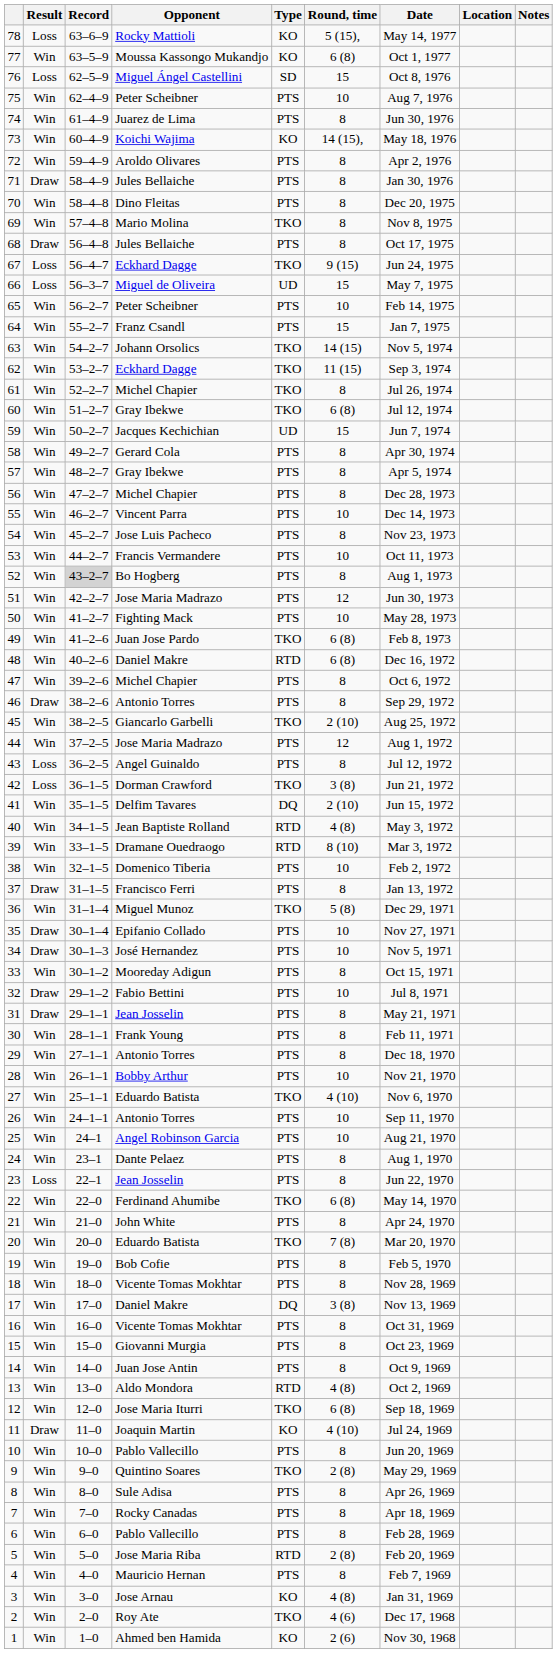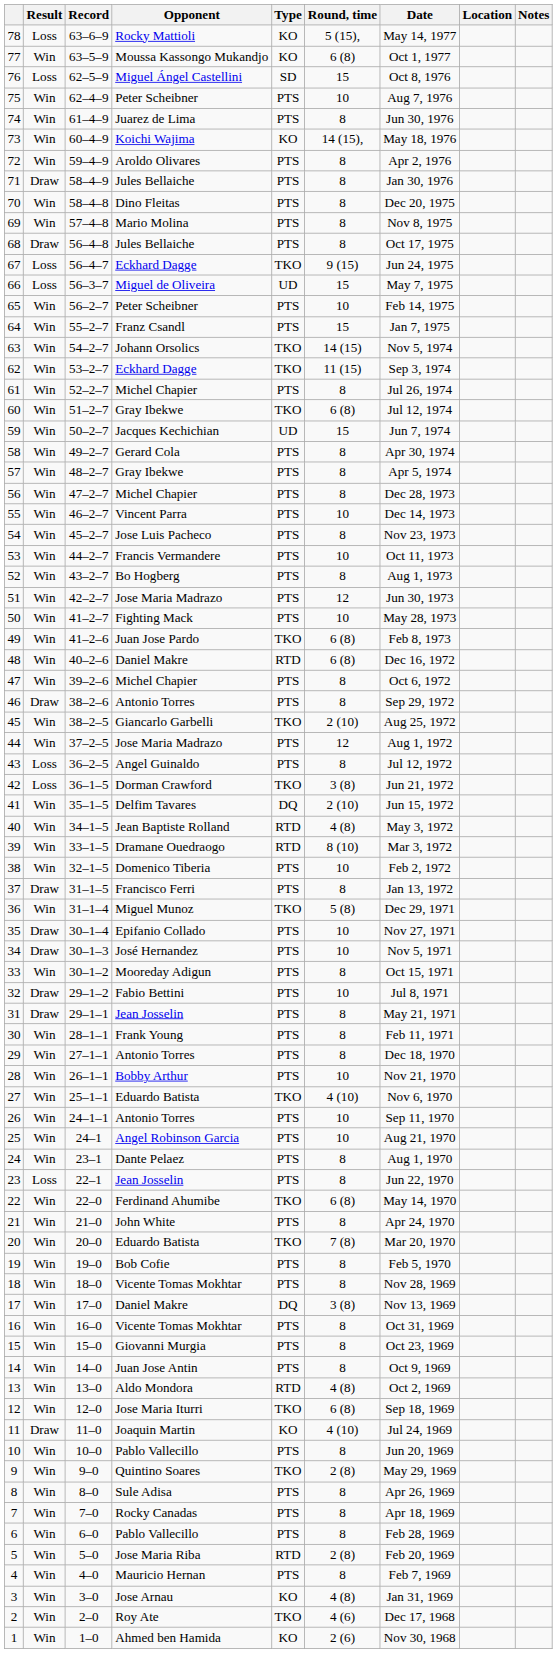(288, 222) TKO -> (288, 222) PTS
(288, 389) TKO -> (288, 389) PTS
(89, 576) lightgrey background -> (89, 576) no background
